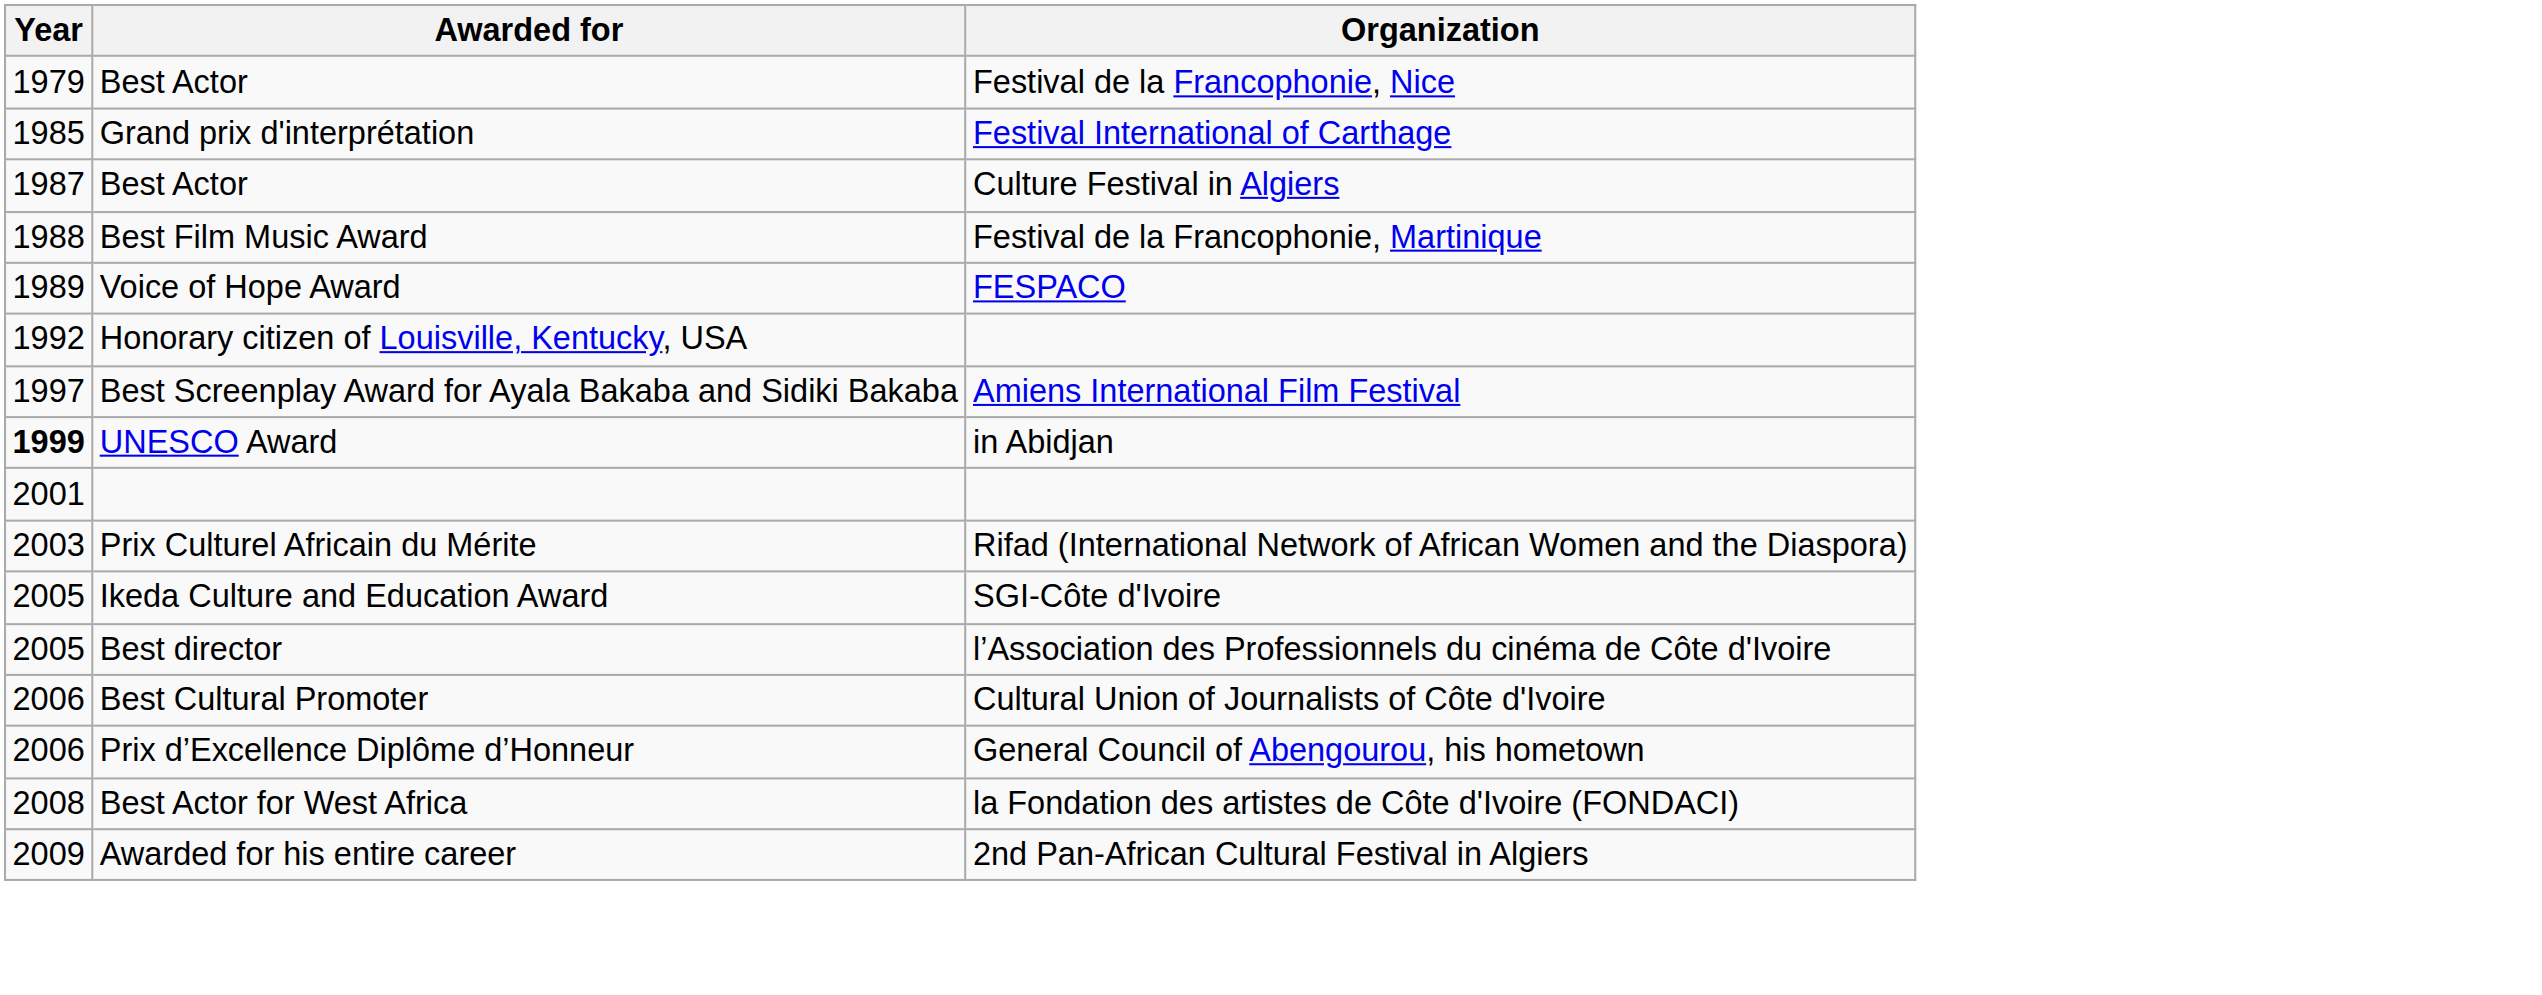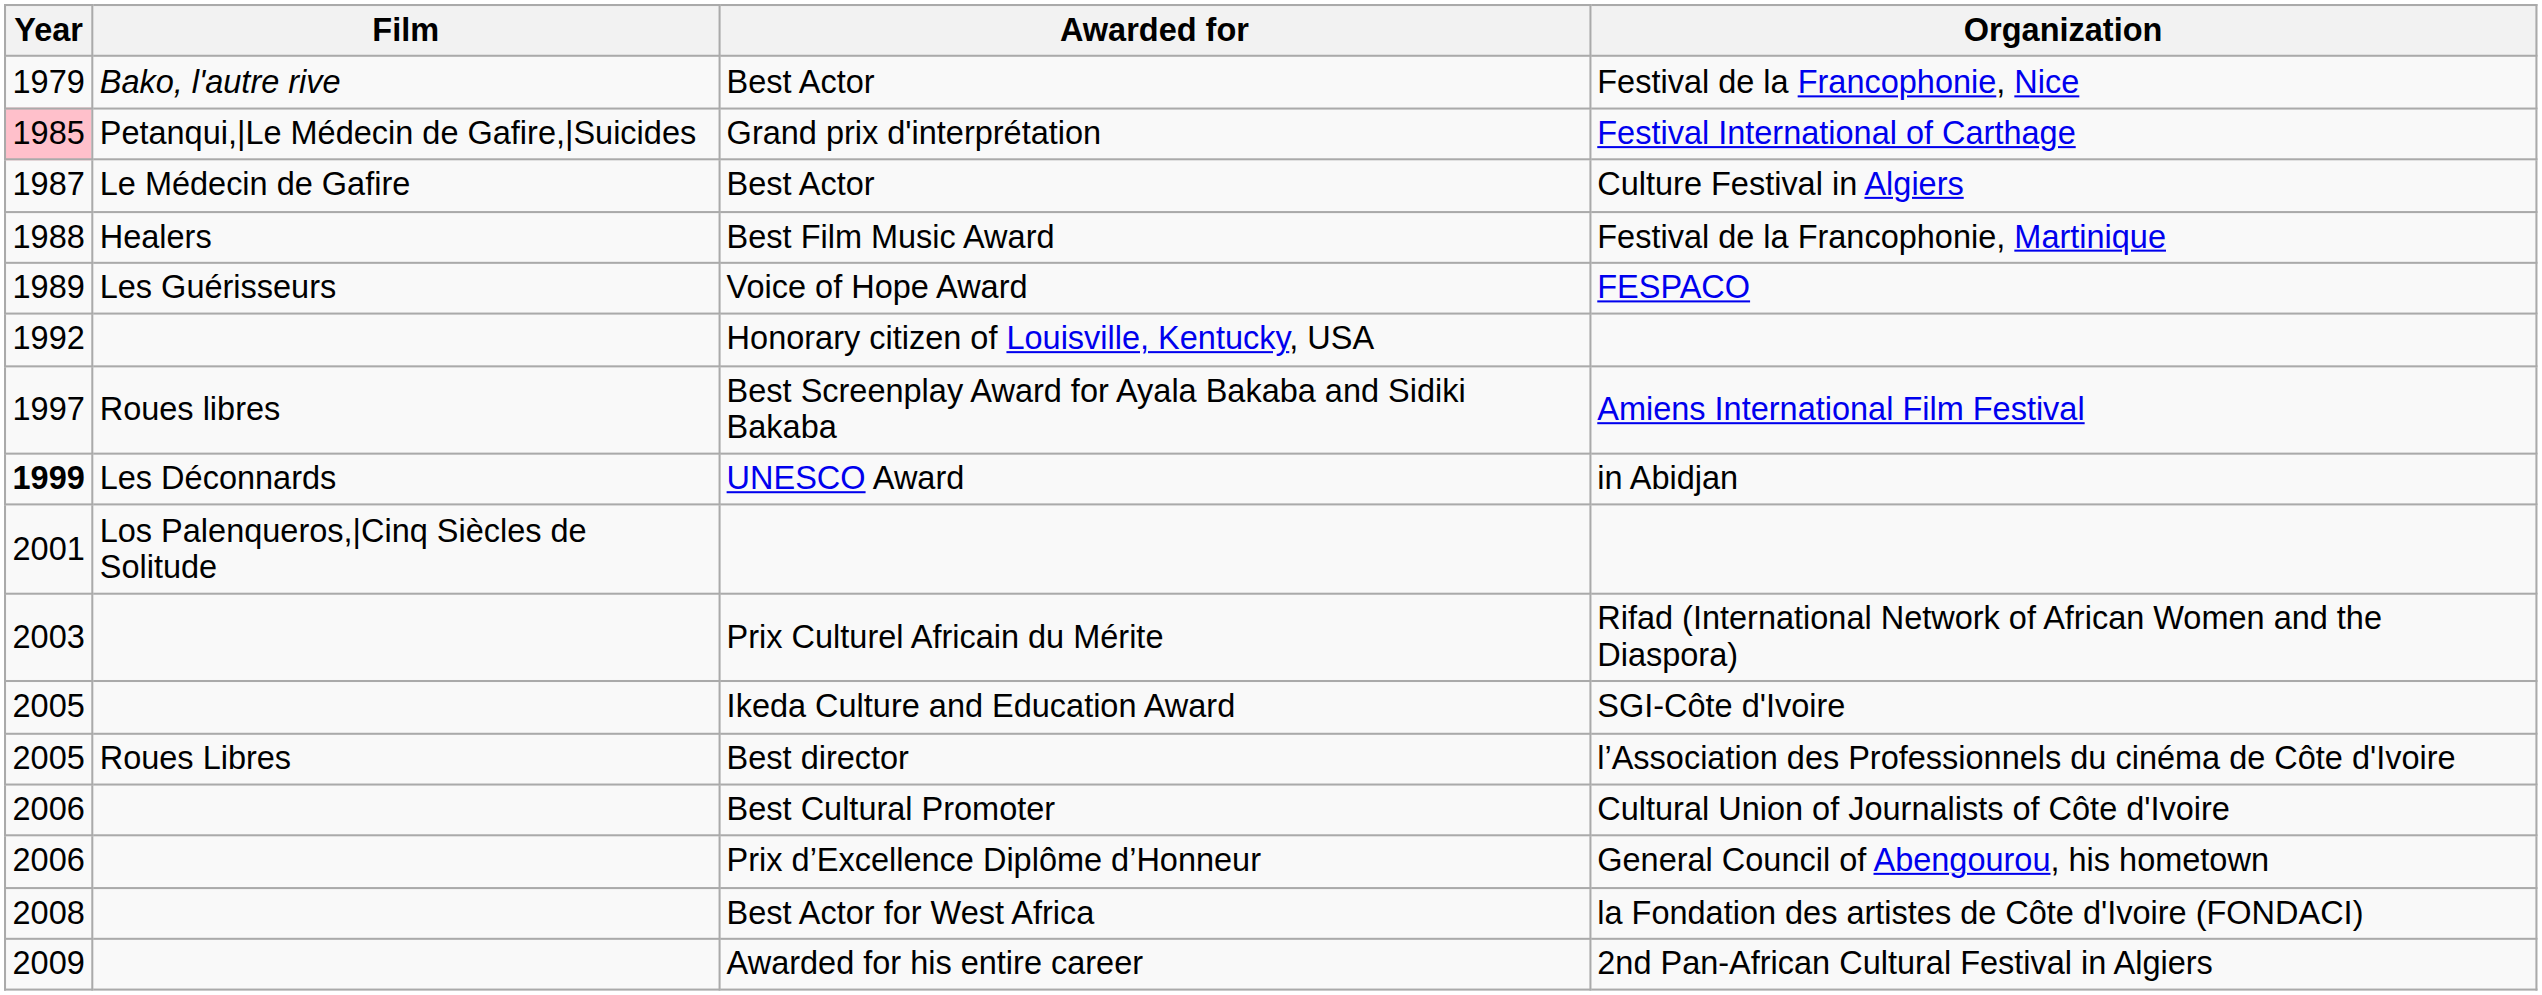+ column: (406, 30)
(49, 133) no background -> (49, 133) pink background
